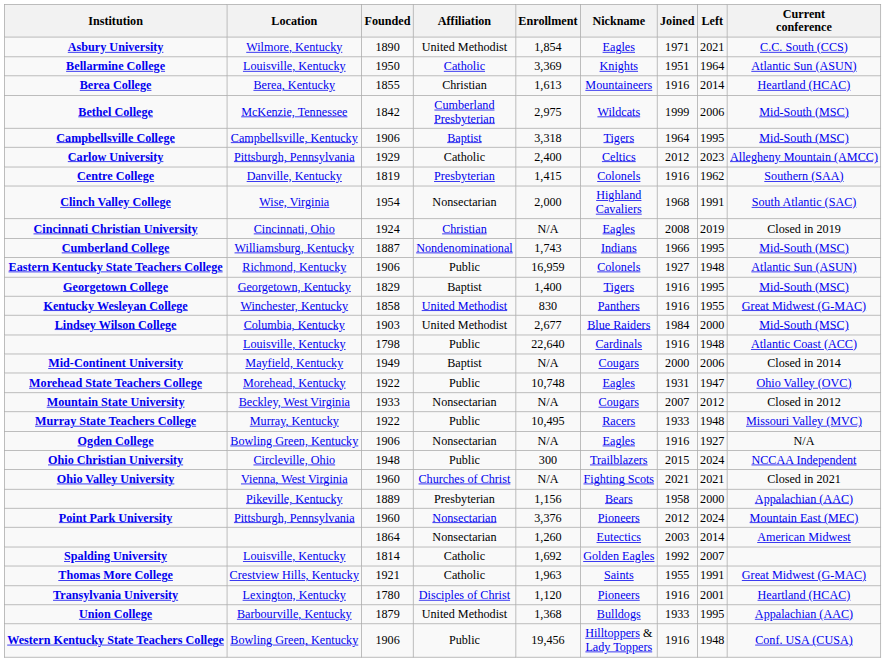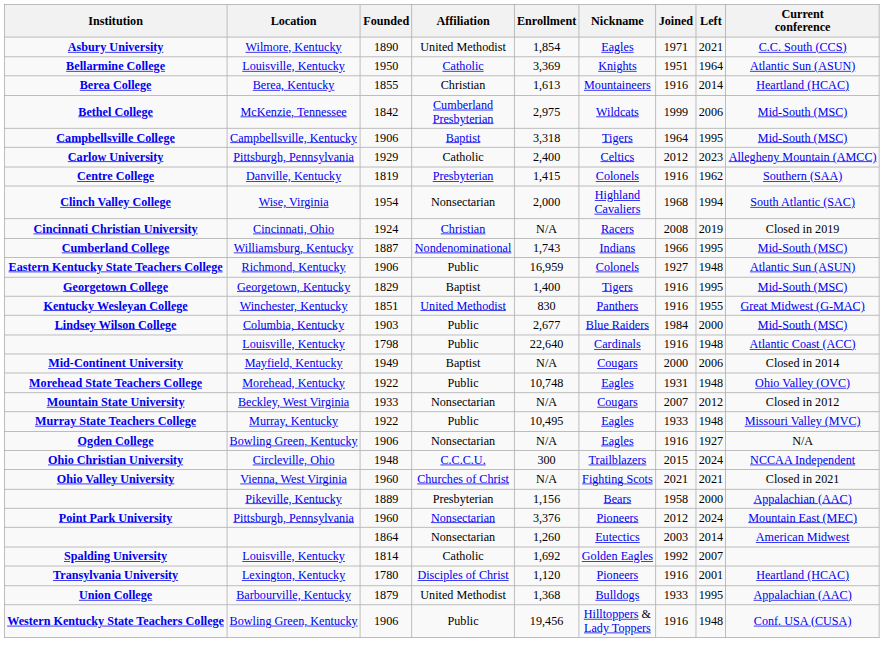(712, 202) 1991 -> (711, 202) 1994
(619, 228) Eagles -> (617, 228) Racers
(388, 305) 1858 -> (386, 305) 1851
(464, 325) United Methodist -> (463, 325) Public
(712, 383) 1947 -> (711, 383) 1948
(619, 421) Racers -> (617, 421) Eagles
(464, 460) Public -> (463, 460) C.C.C.U.
- row: (116, 575)
